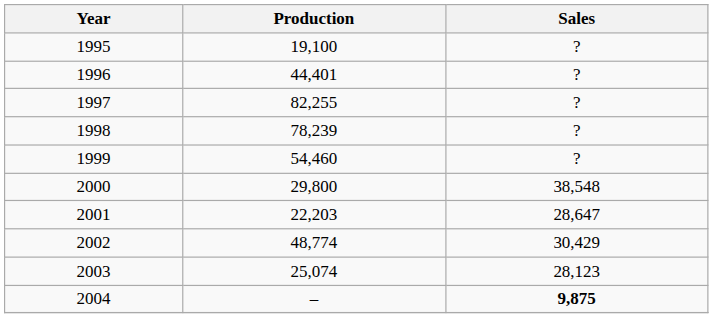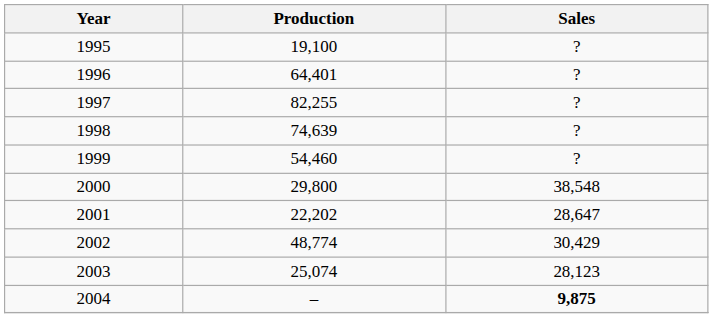(314, 74) 44,401 -> (314, 74) 64,401
(314, 131) 78,239 -> (314, 131) 74,639
(314, 215) 22,203 -> (314, 215) 22,202
